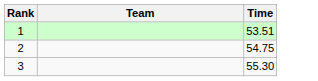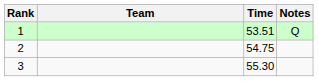+ column: (295, 13)
